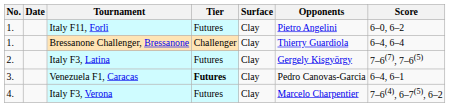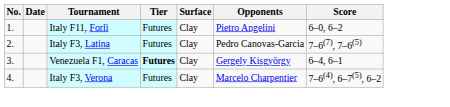- row: (119, 43)
(315, 59) Gergely Kisgyörgy -> (260, 44) Pedro Canovas-Garcia
(322, 76) Pedro Canovas-Garcia -> (253, 61) Gergely Kisgyörgy
